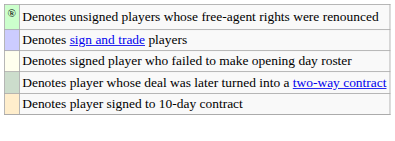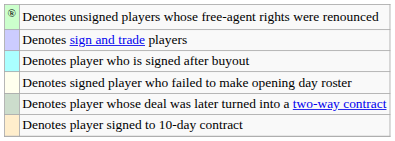+ row: (136, 61)
